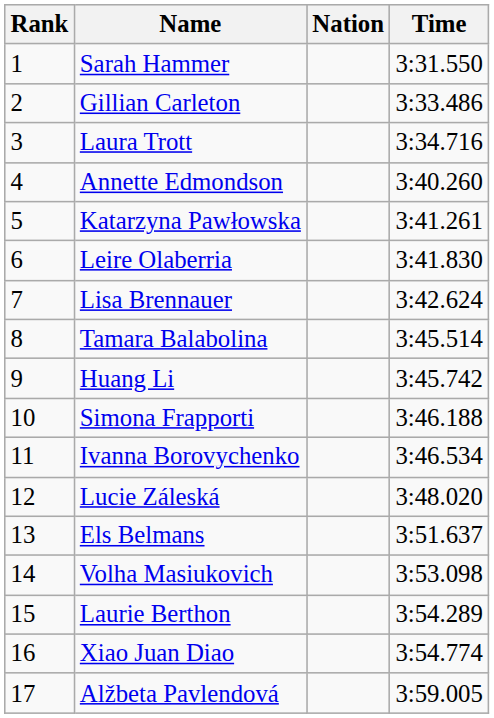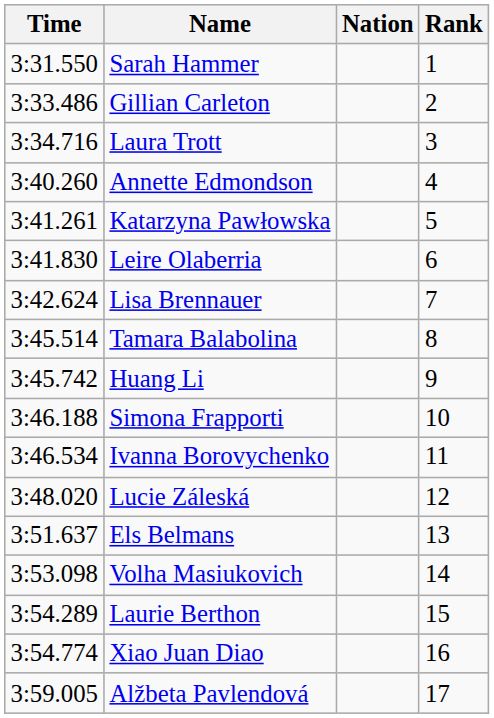columns swapped: (39, 24) <-> (439, 24)
